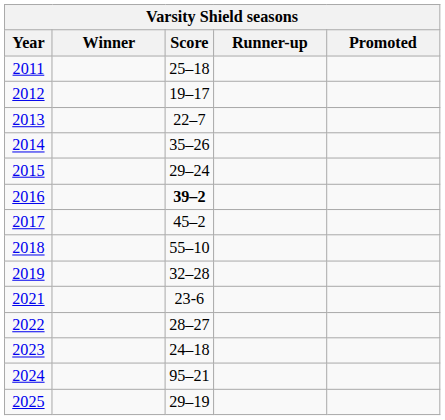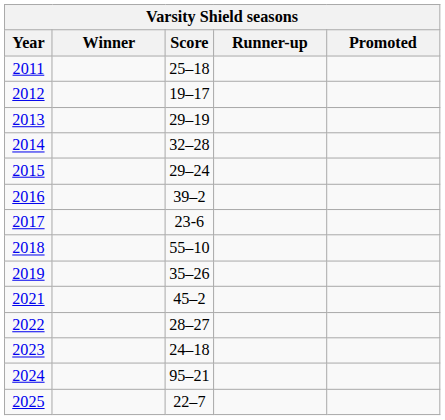(189, 119) 22–7 -> (189, 119) 29–19
(189, 145) 35–26 -> (189, 145) 32–28
(189, 196) bold -> (189, 196) normal
(189, 222) 45–2 -> (189, 222) 23-6
(189, 273) 32–28 -> (189, 273) 35–26
(189, 299) 23-6 -> (189, 299) 45–2
(189, 401) 29–19 -> (189, 401) 22–7
